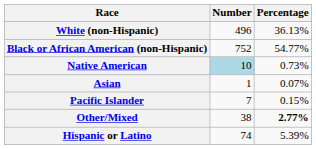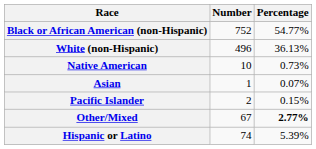rows swapped: (107, 30) <-> (107, 48)
(246, 65) lightblue background -> (246, 65) no background
(249, 100) 7 -> (249, 100) 2
(246, 118) 38 -> (246, 118) 67
